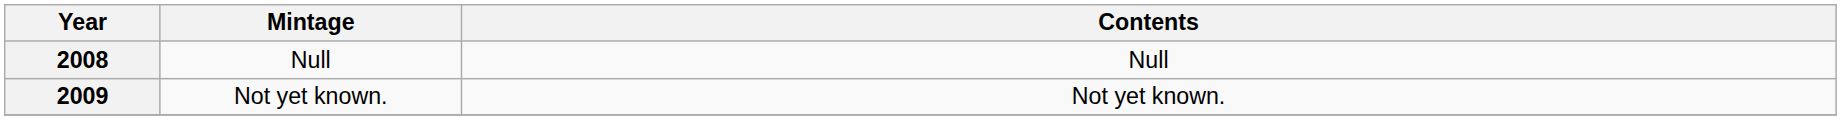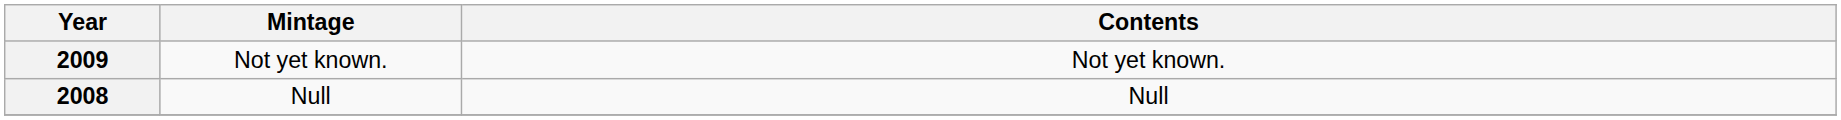rows swapped: (83, 59) <-> (83, 96)
